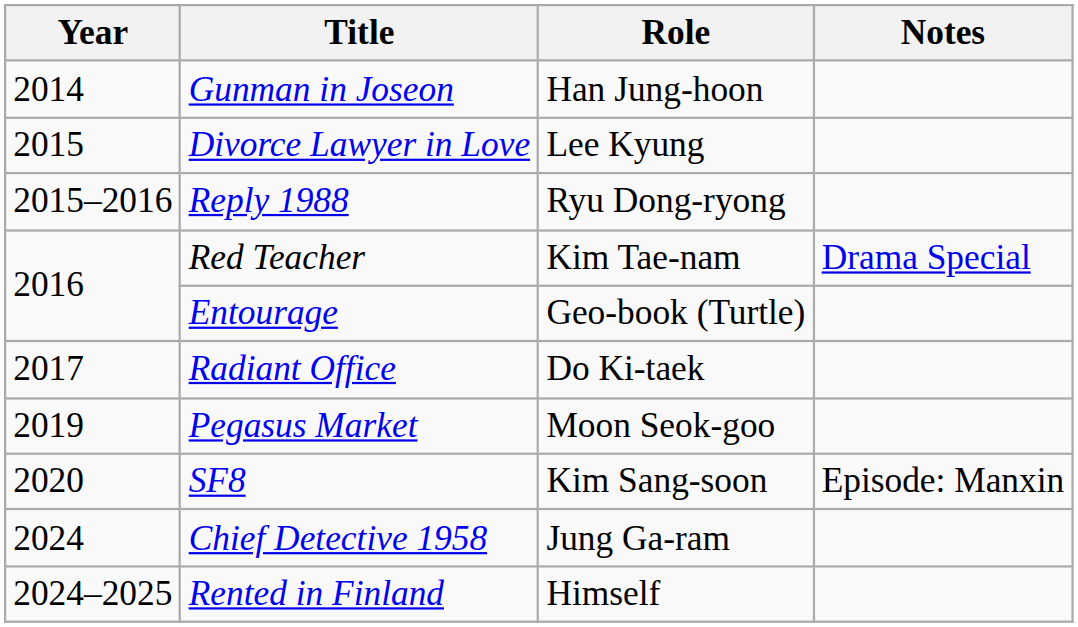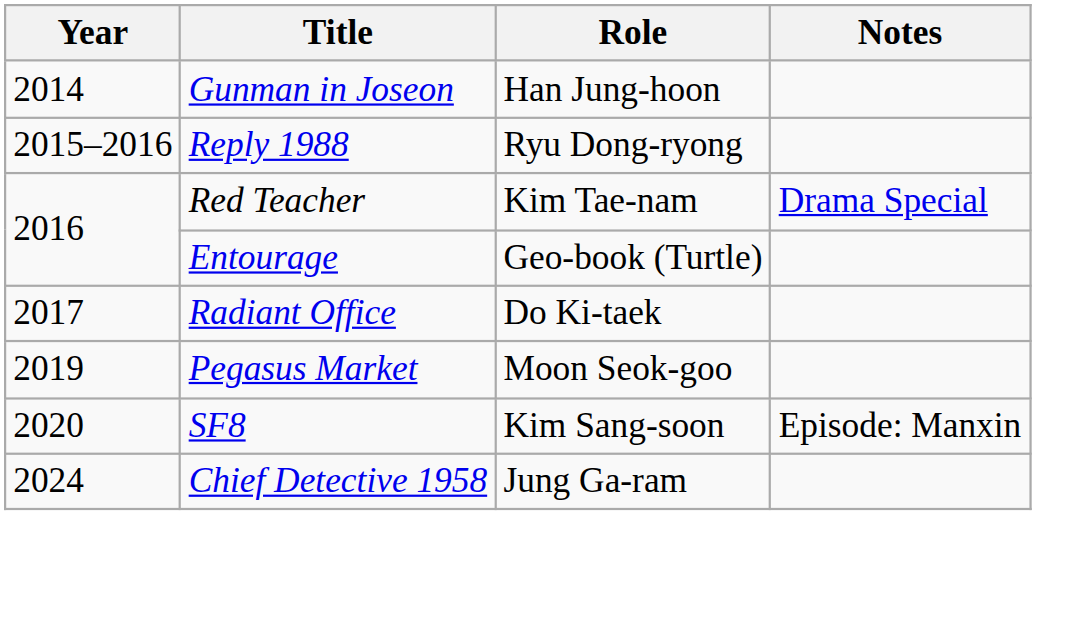- row: (359, 144)
- row: (316, 593)
